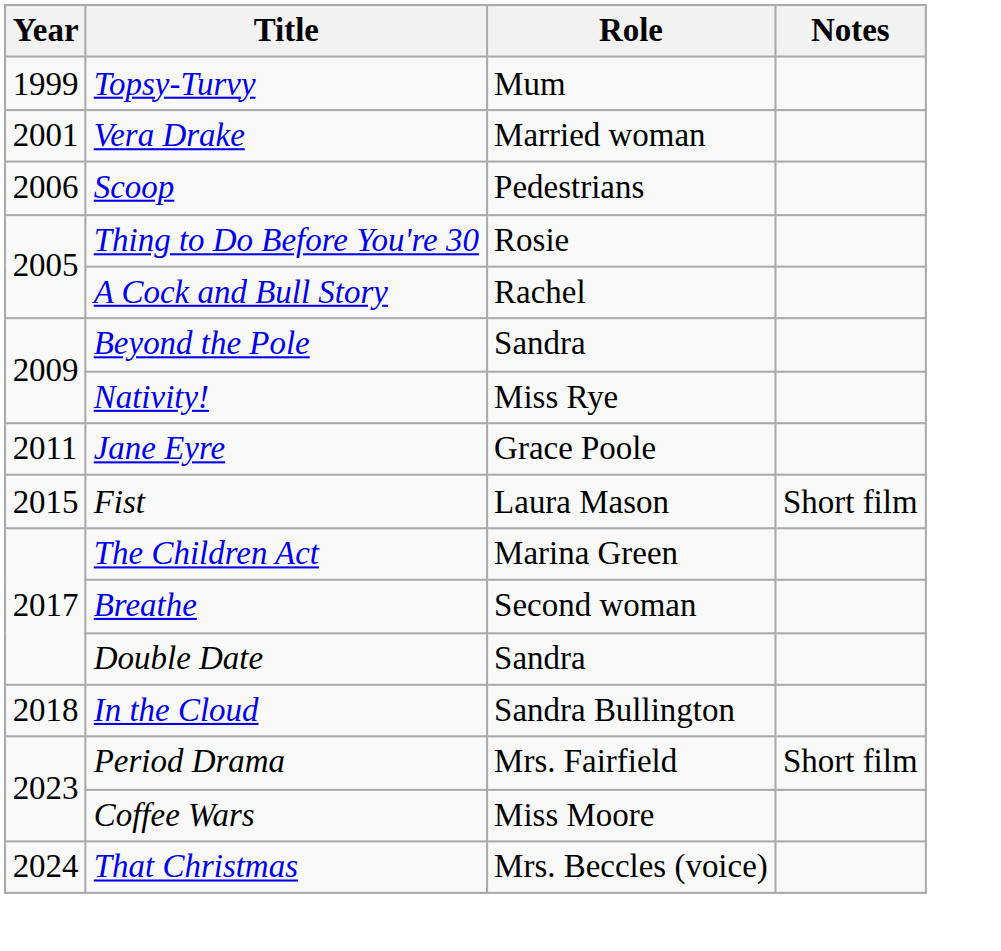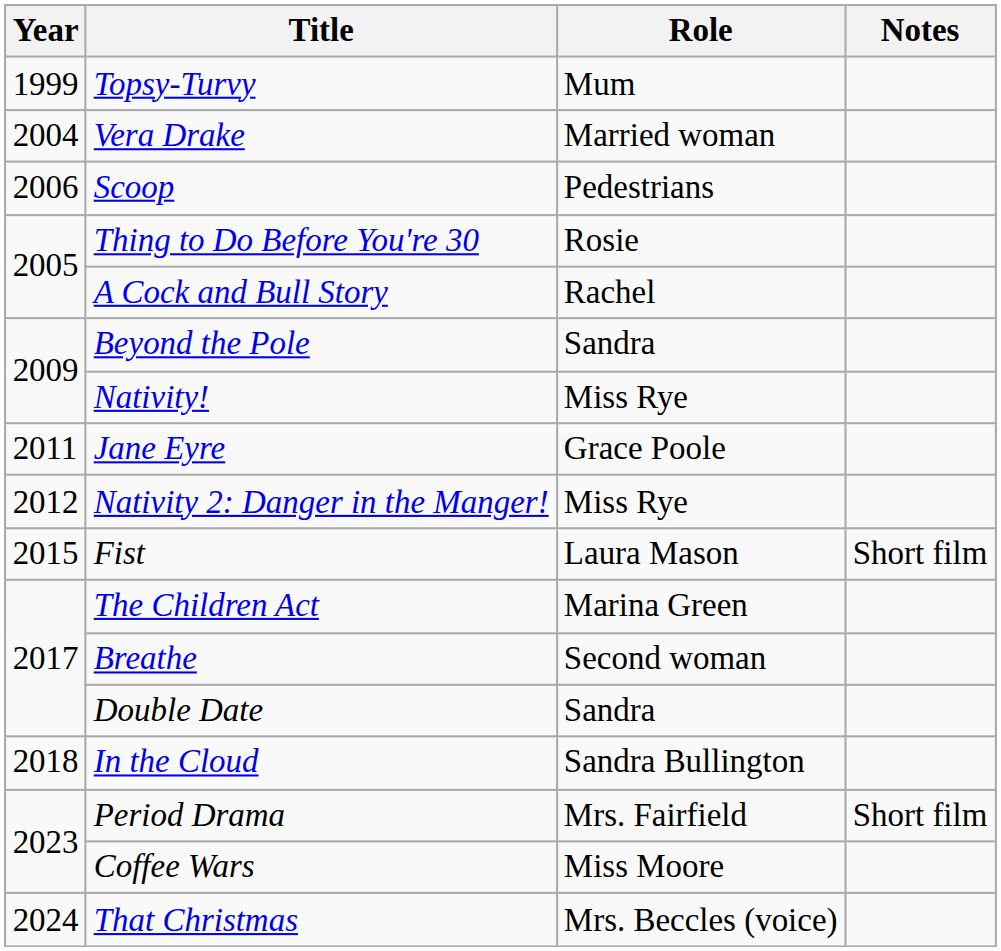(46, 135) 2001 -> (46, 135) 2004
+ row: (321, 501)
